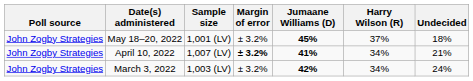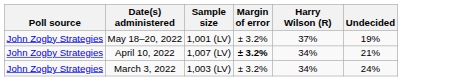- column: (308, 18)
(442, 38) 18% -> (370, 38) 19%
